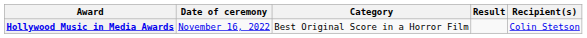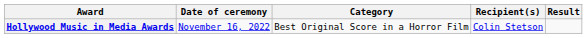columns swapped: (545, 12) <-> (489, 12)
